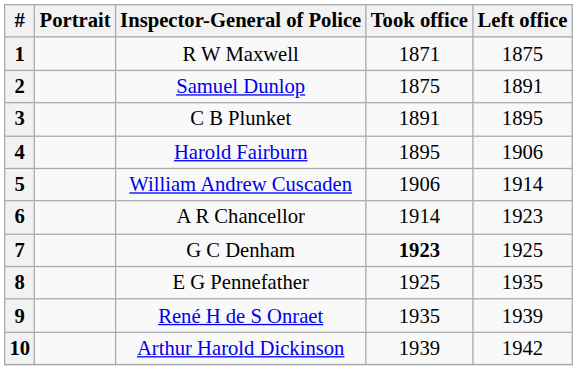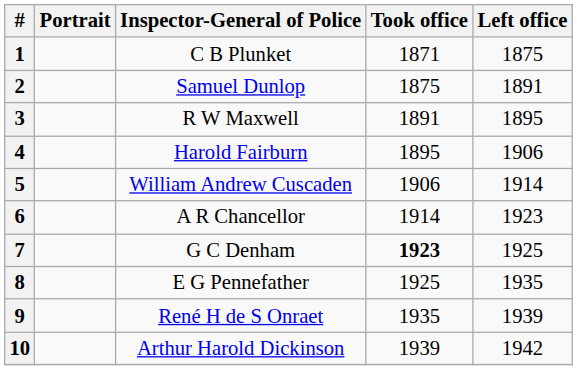(241, 53) R W Maxwell -> (241, 53) C B Plunket
(241, 119) C B Plunket -> (241, 119) R W Maxwell
